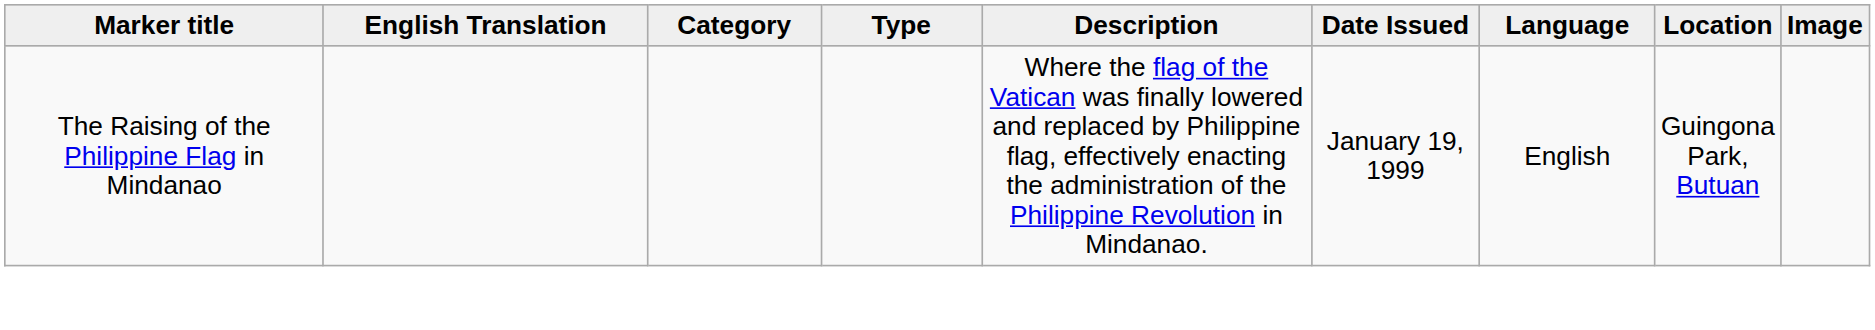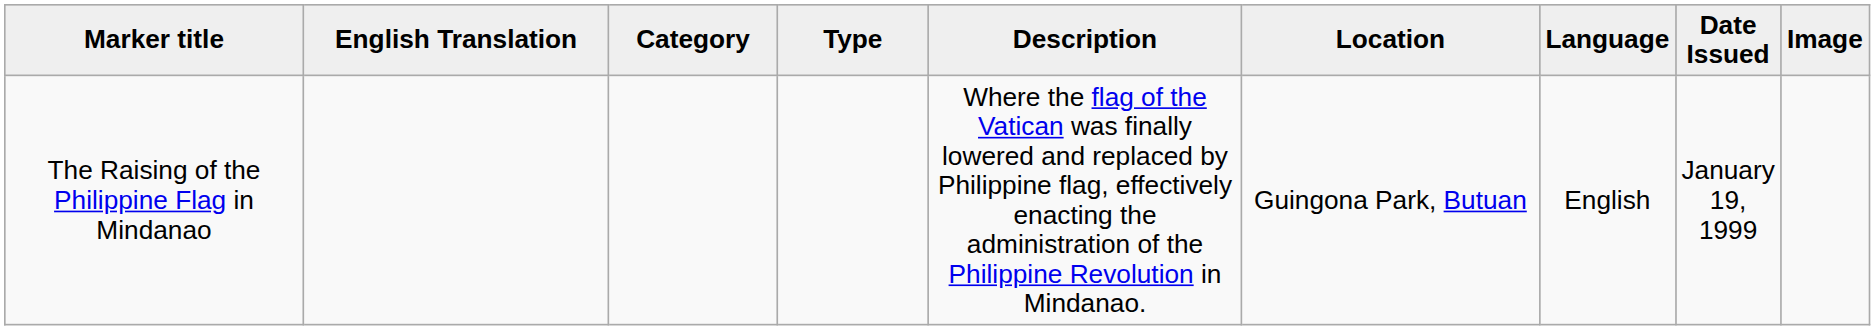columns swapped: (1718, 25) <-> (1395, 25)
